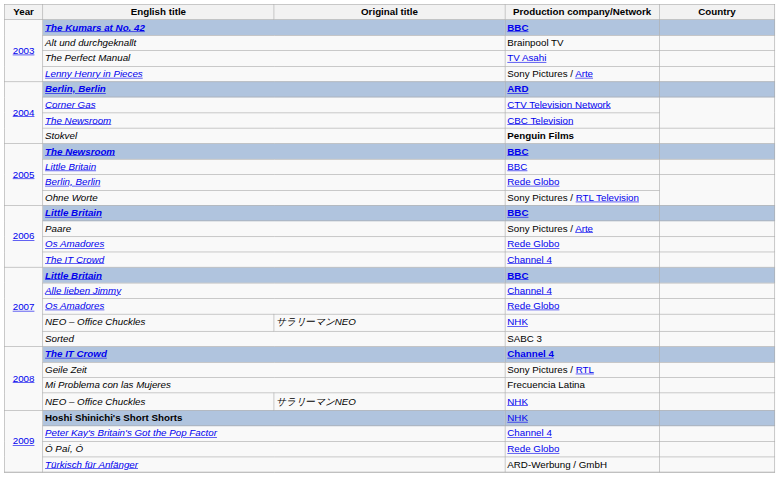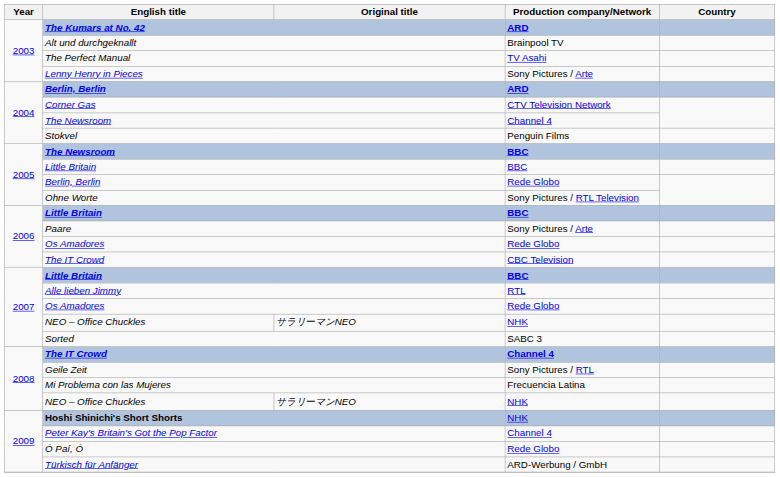(518, 27) BBC -> (518, 27) ARD
(540, 120) CBC Television -> (530, 120) Channel 4
(541, 136) bold -> (538, 136) normal
(530, 259) Channel 4 -> (540, 259) CBC Television
(530, 290) Channel 4 -> (516, 290) RTL
